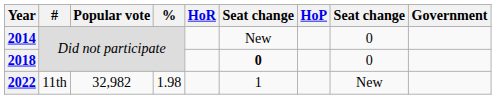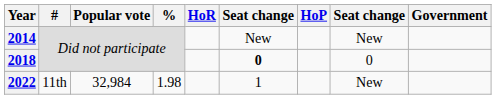(369, 37) 0 -> (369, 37) New
(112, 82) 32,982 -> (112, 82) 32,984
